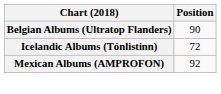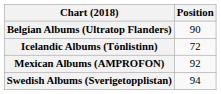+ row: (89, 81)
